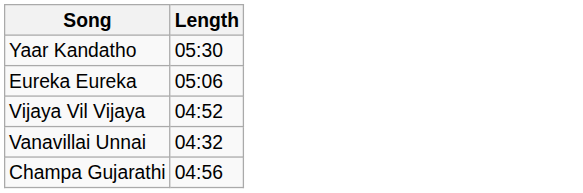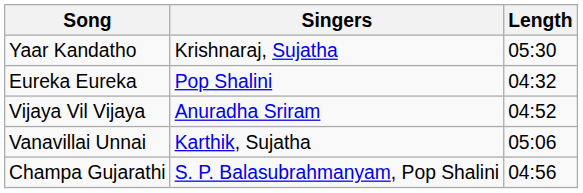+ column: (337, 20)
(199, 81) 05:06 -> (532, 81) 04:32
(199, 142) 04:32 -> (532, 142) 05:06
